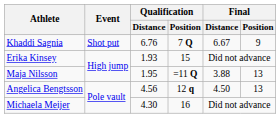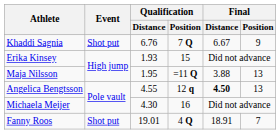(149, 90) 4.56 -> (149, 90) 4.55
(222, 90) normal -> (222, 90) bold
+ row: (29, 121)
